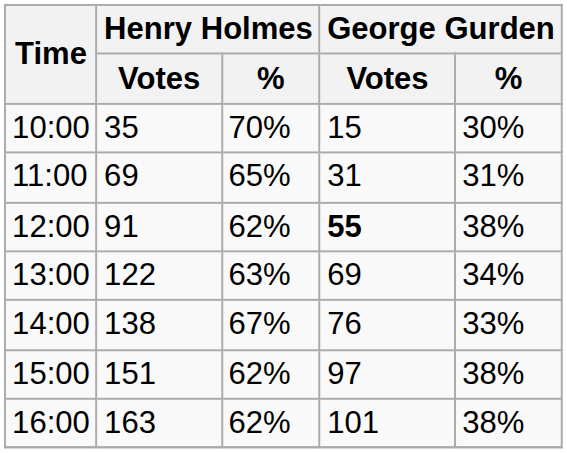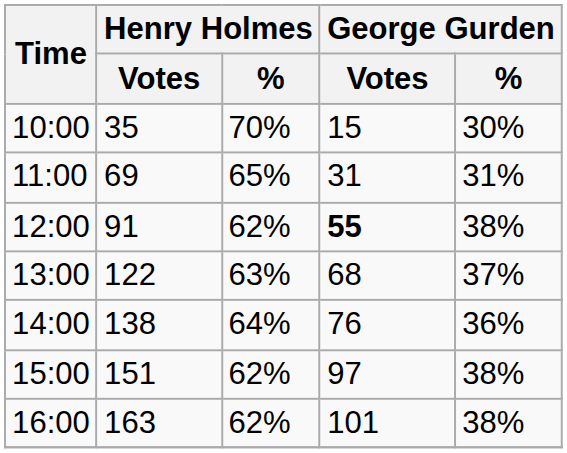(344, 275) 69 -> (344, 275) 68
(493, 275) 34% -> (493, 275) 37%
(260, 324) 67% -> (260, 324) 64%
(493, 324) 33% -> (493, 324) 36%
